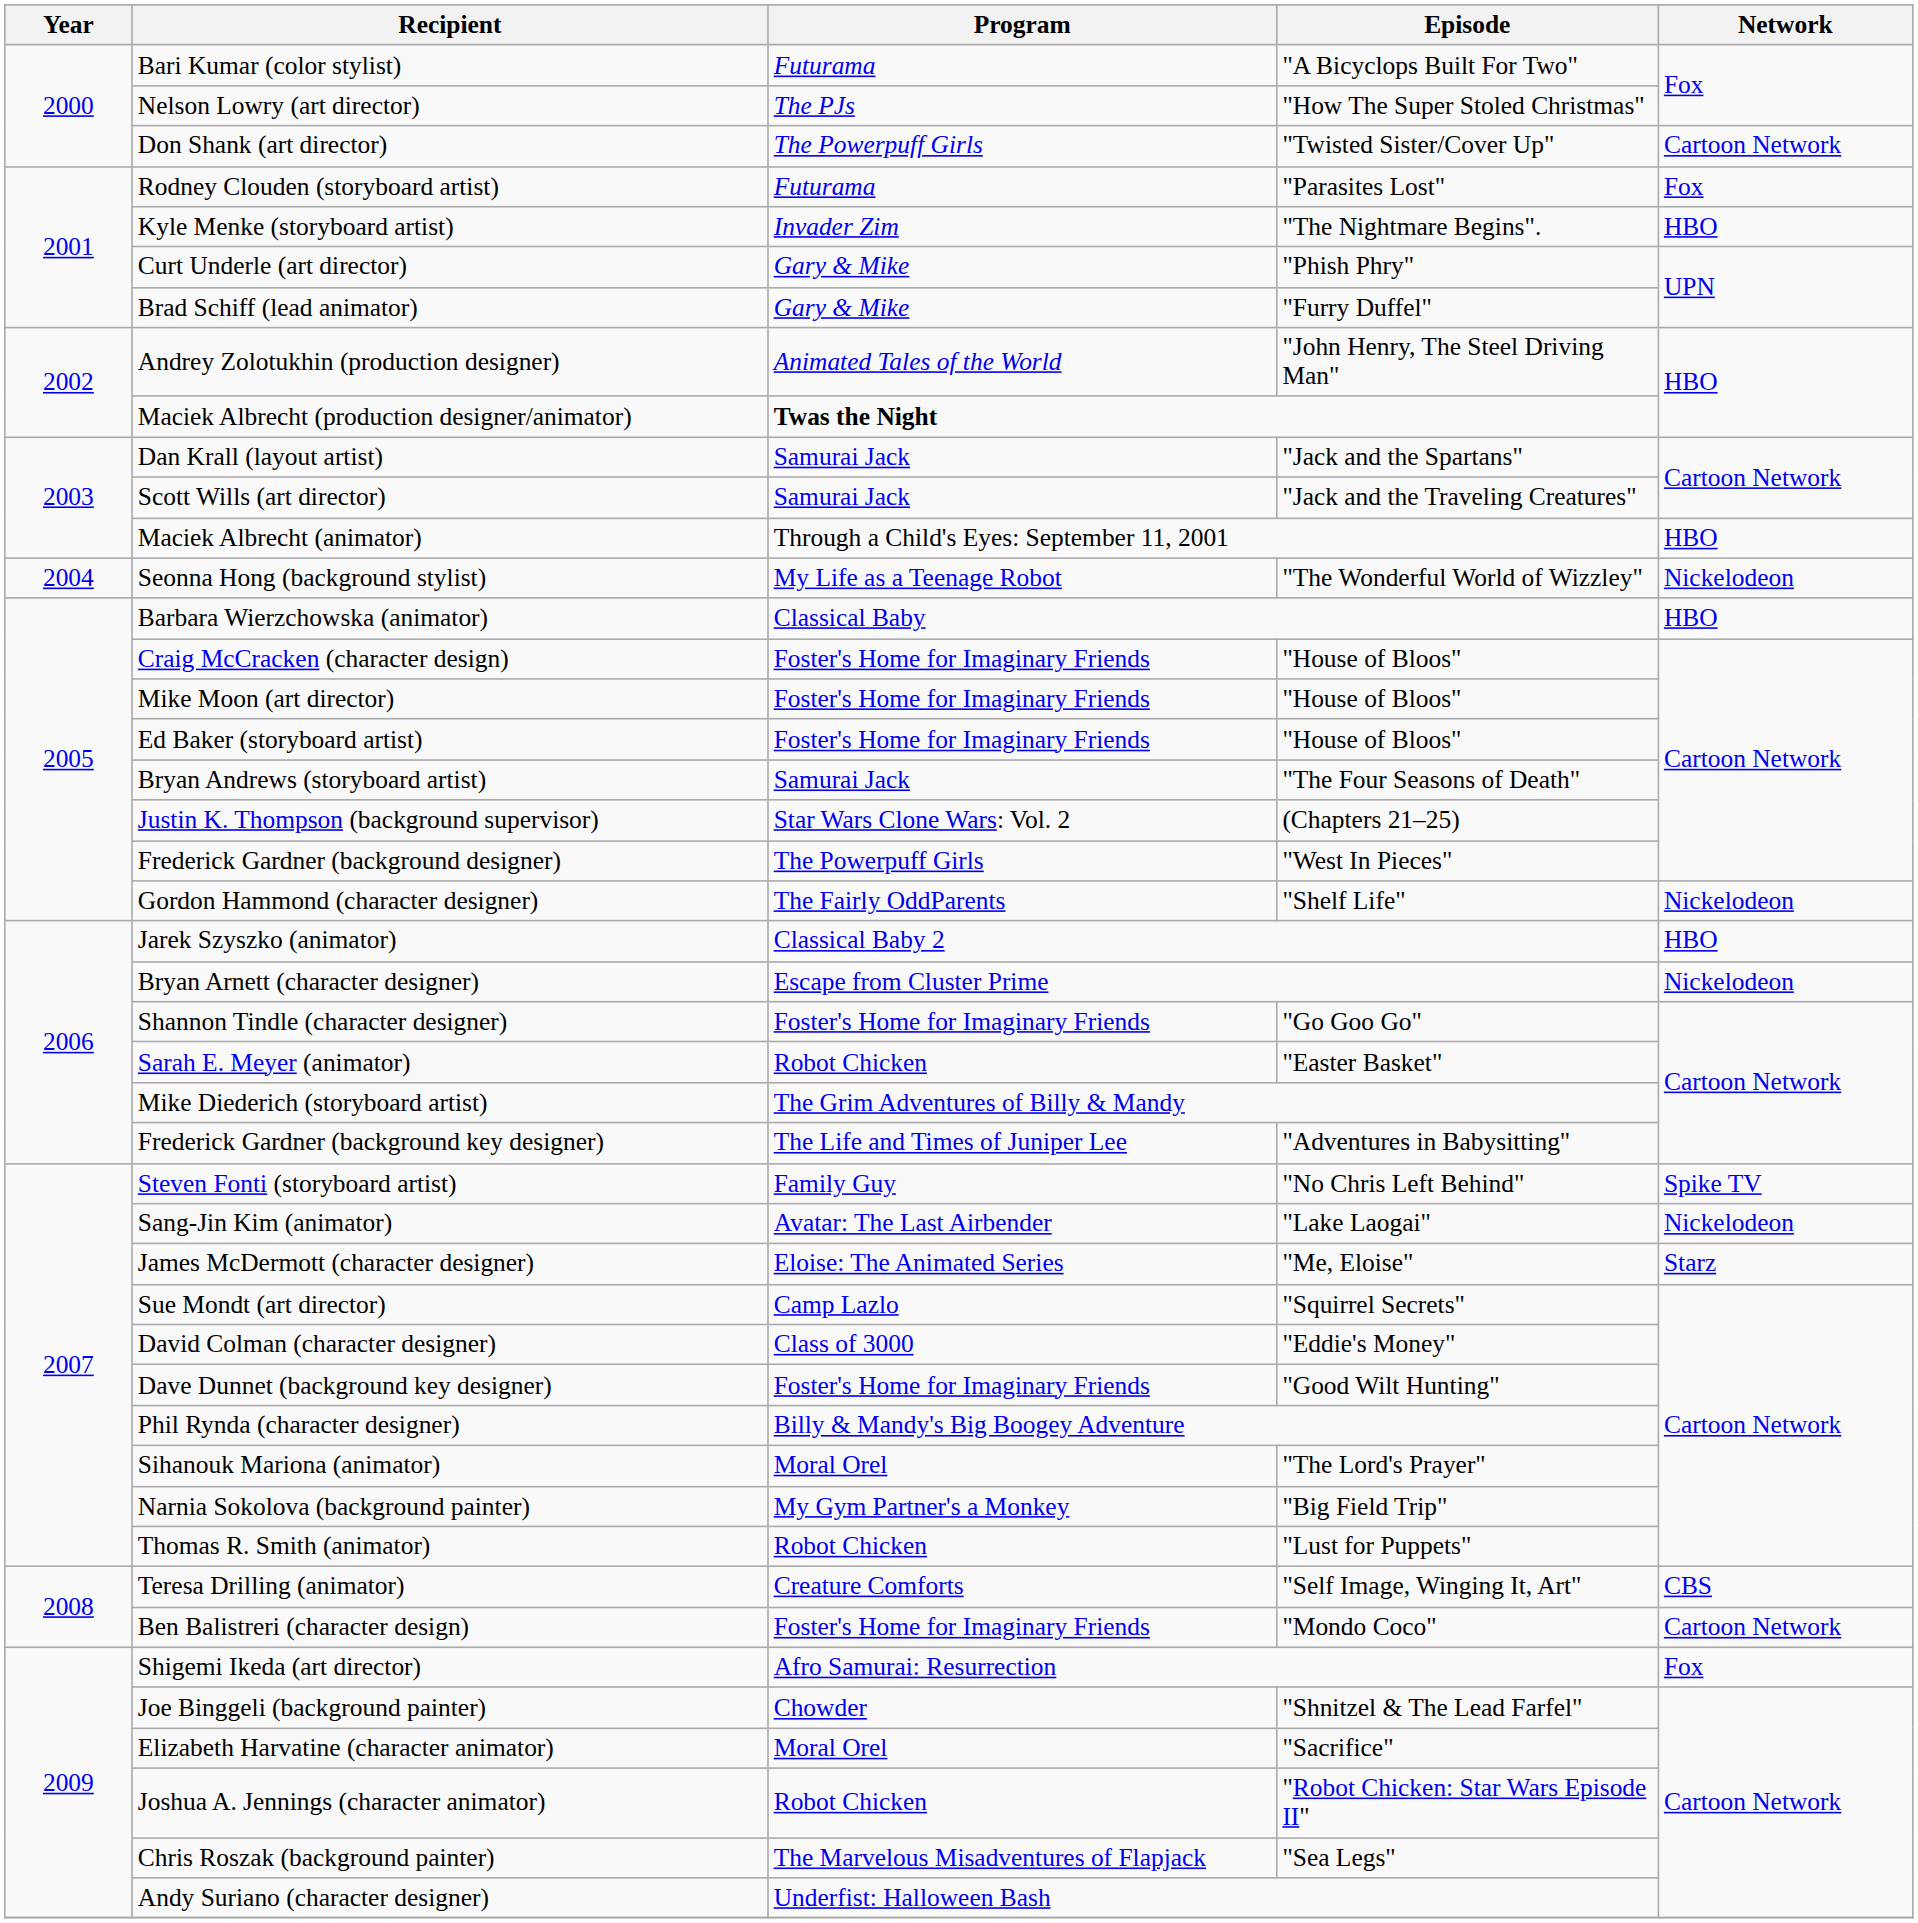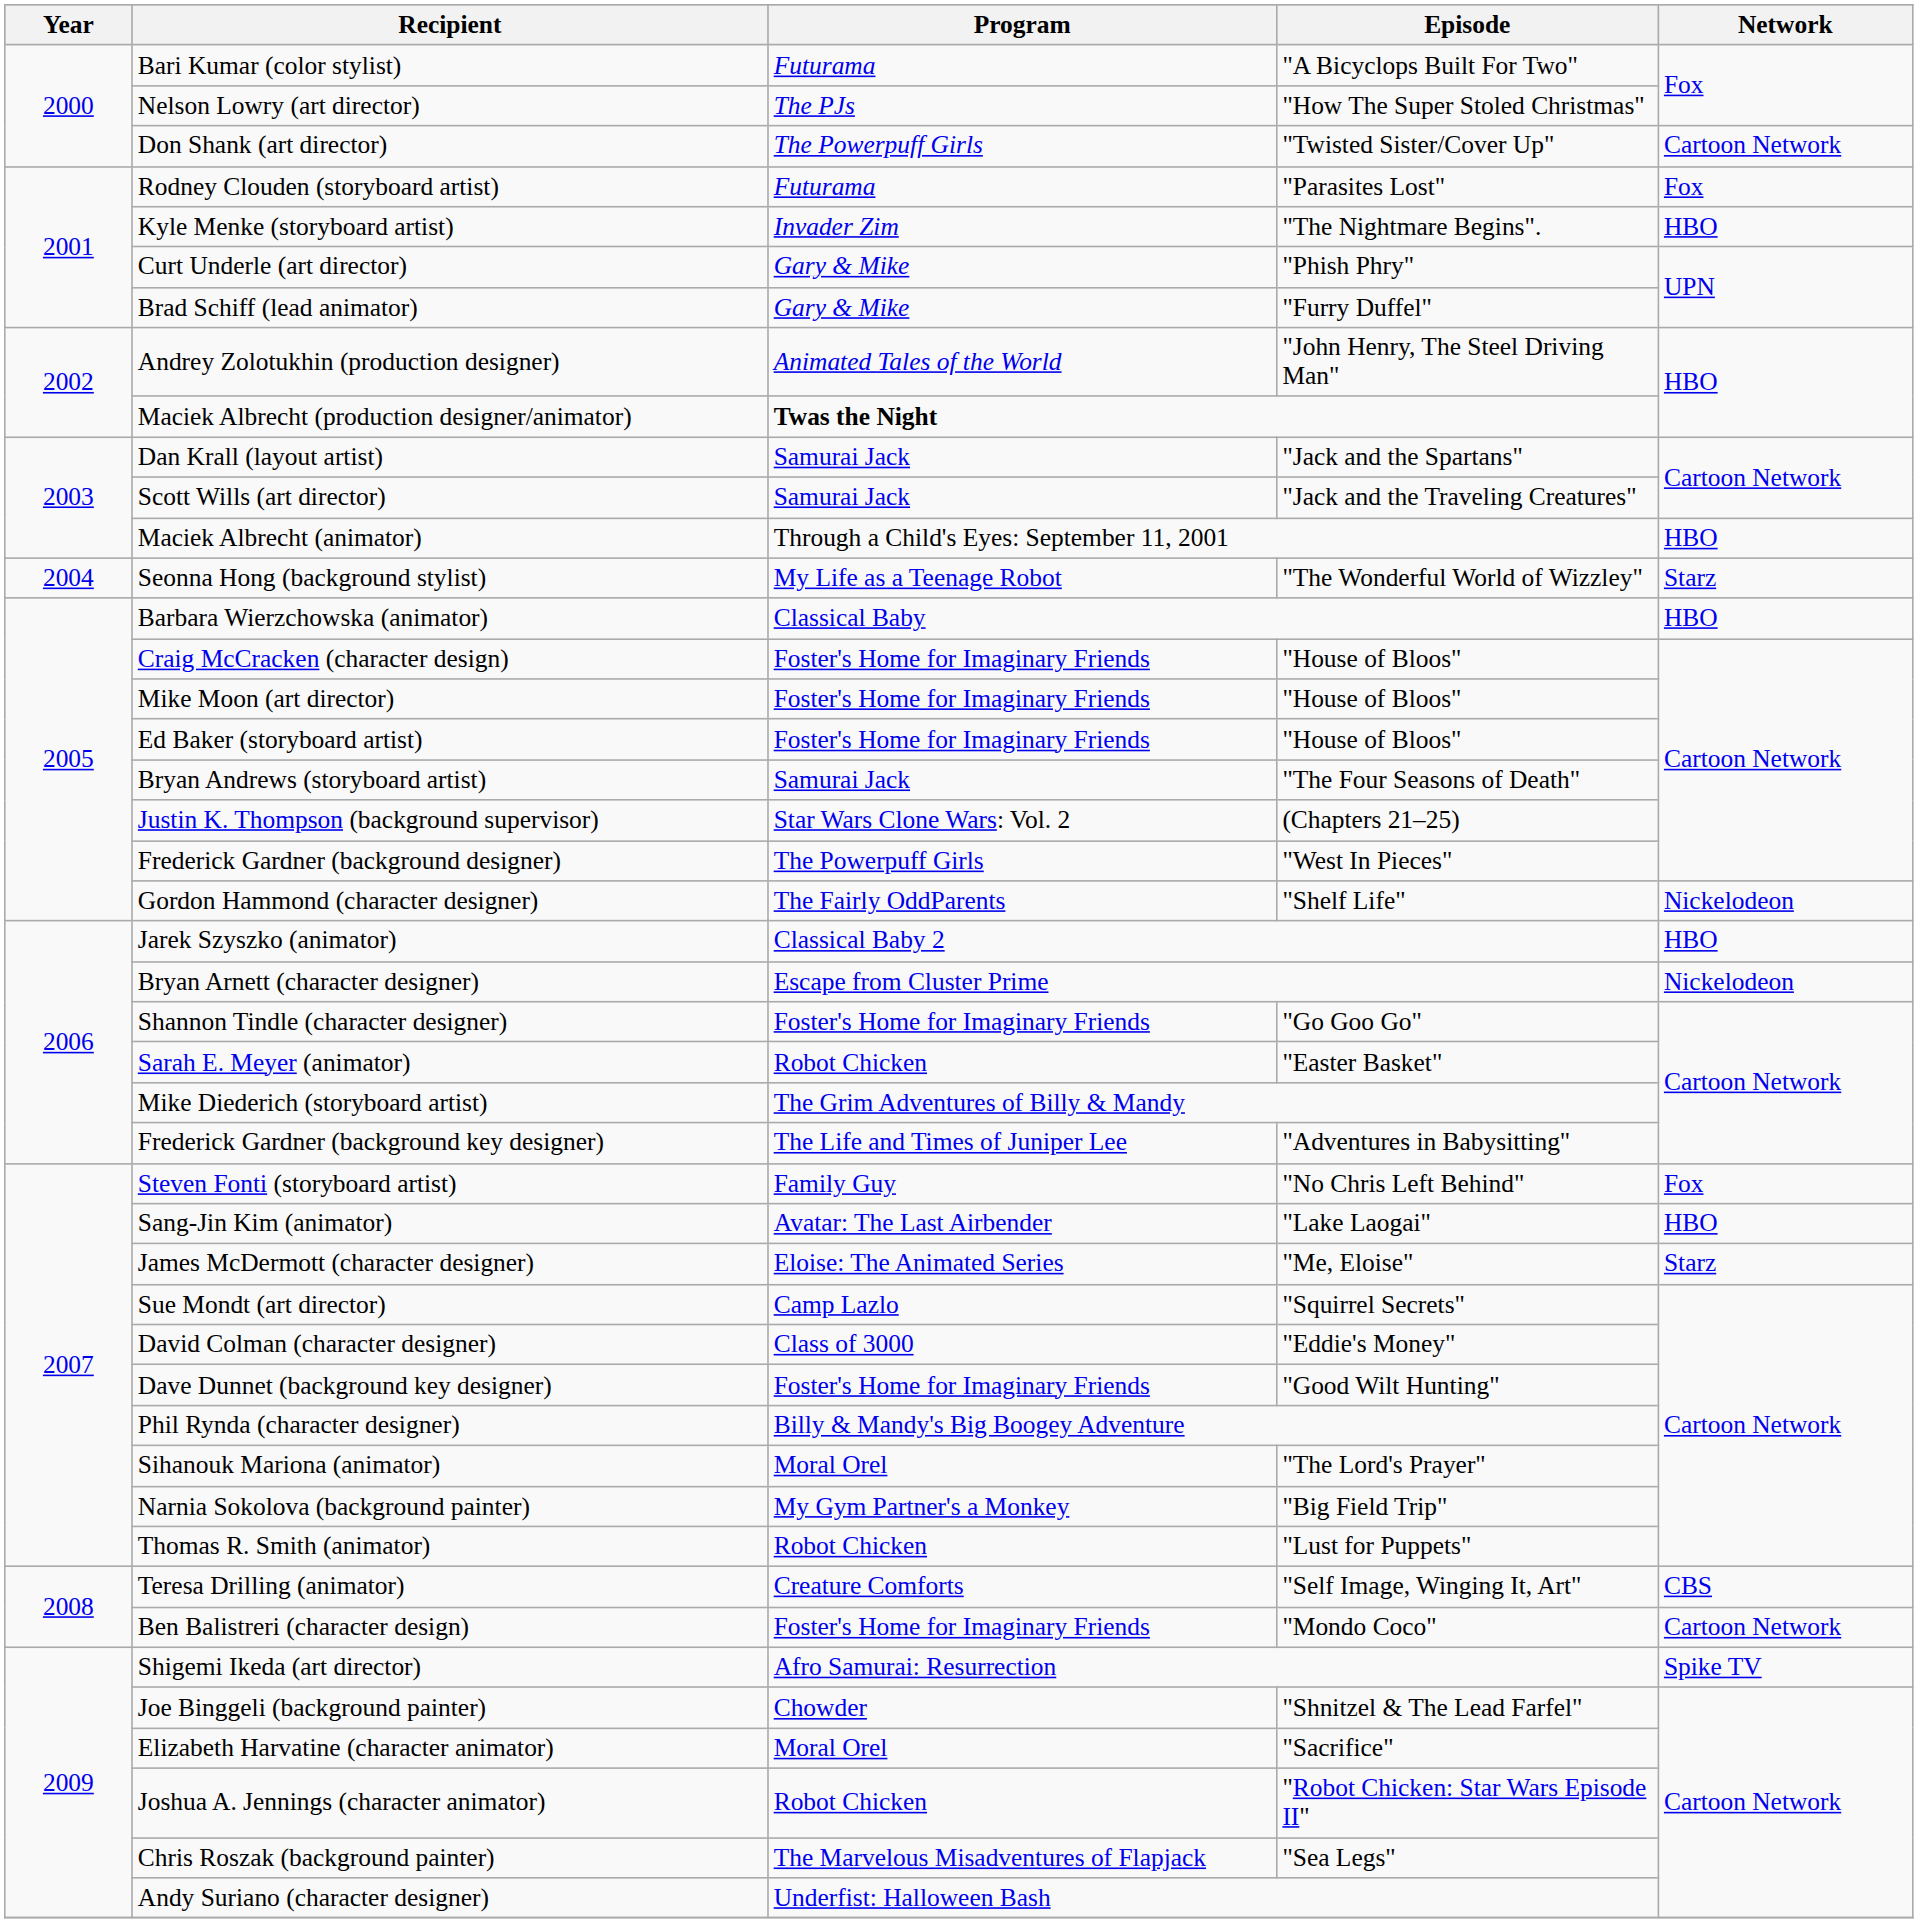(1729, 577) Nickelodeon -> (1690, 577) Starz
(1713, 1182) Spike TV -> (1684, 1182) Fox
(1729, 1223) Nickelodeon -> (1691, 1223) HBO
(1684, 1667) Fox -> (1713, 1667) Spike TV
